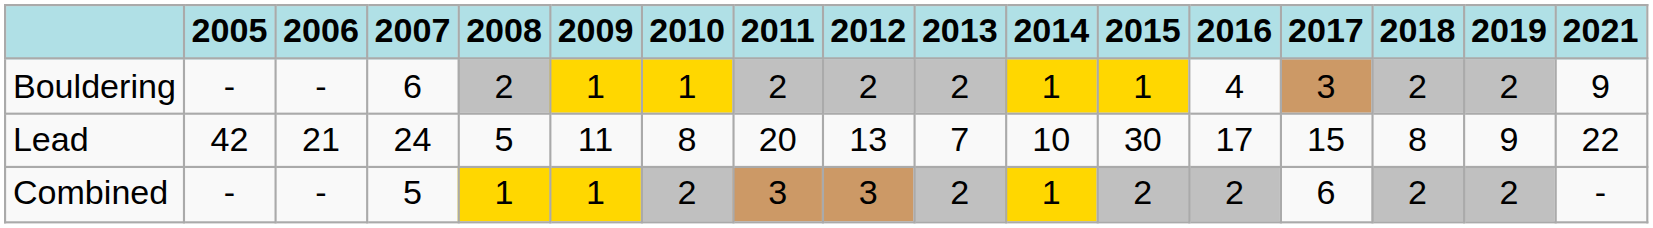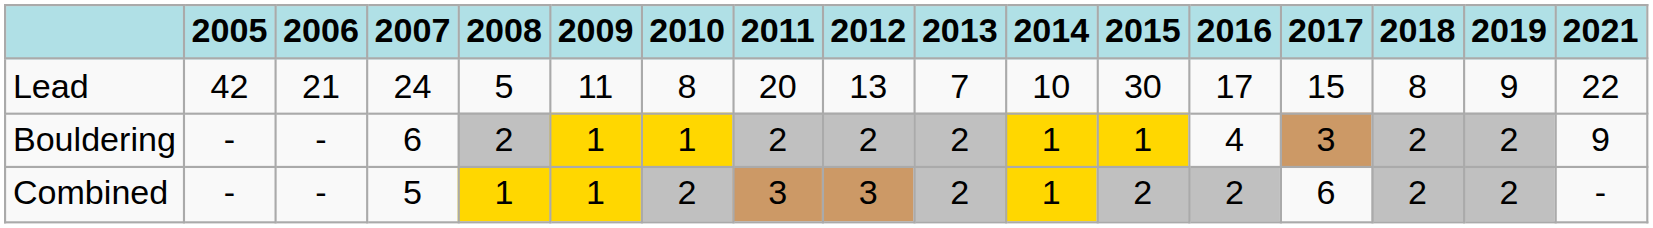rows swapped: (51, 139) <-> (94, 85)
